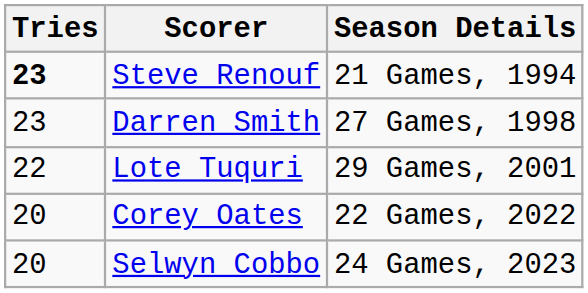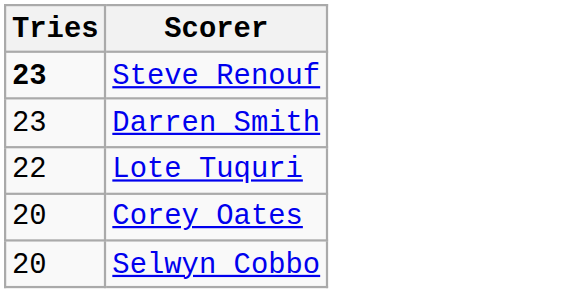- column: (455, 29)
